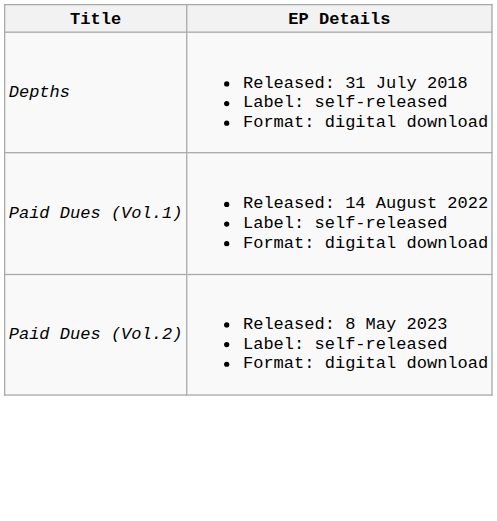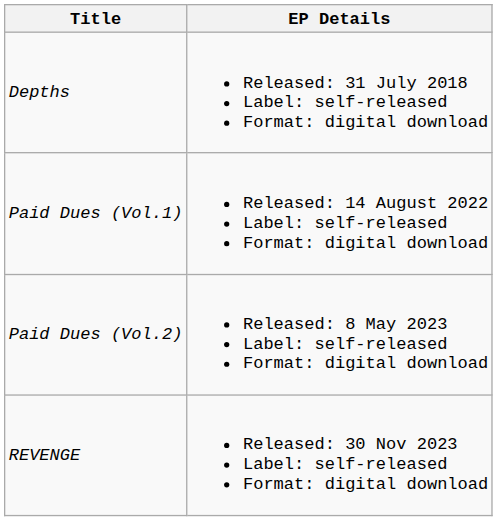+ row: (44, 455)
